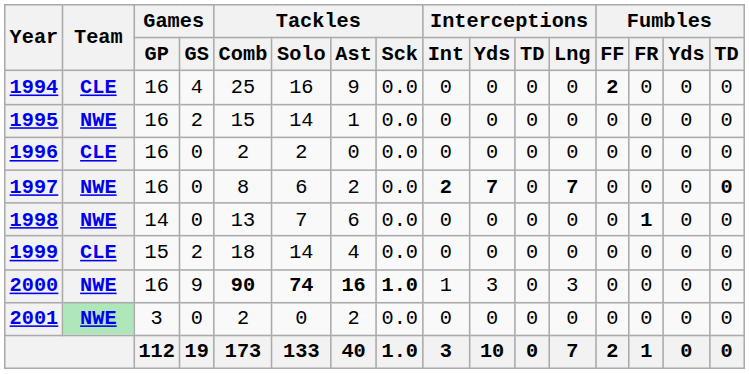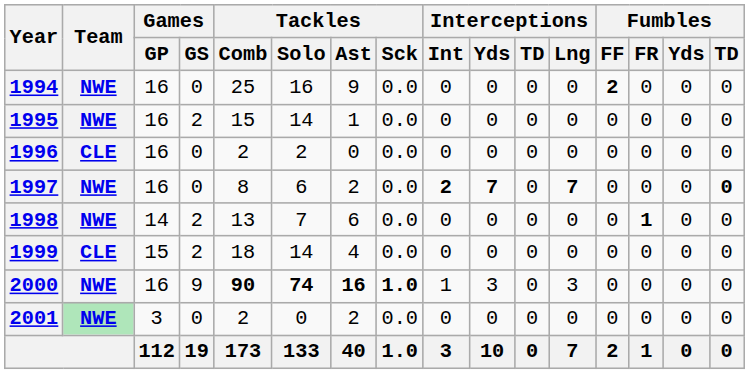(98, 87) CLE -> (98, 87) NWE
(197, 87) 4 -> (197, 87) 0
(197, 220) 0 -> (197, 220) 2
